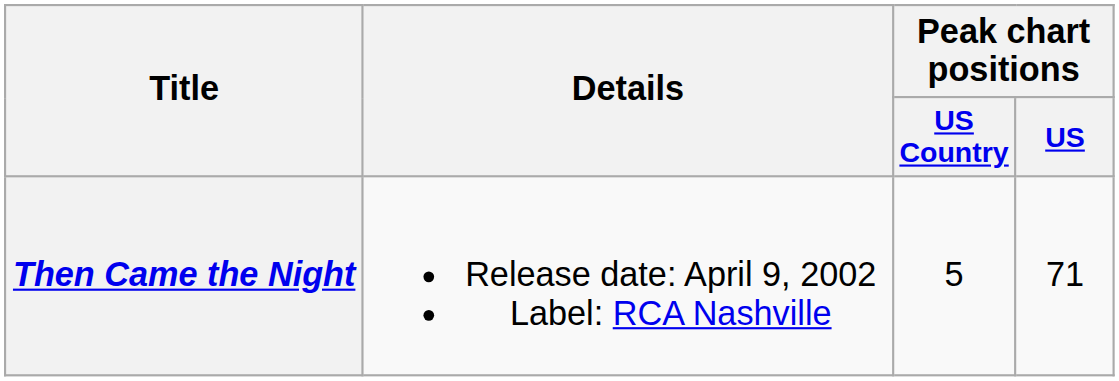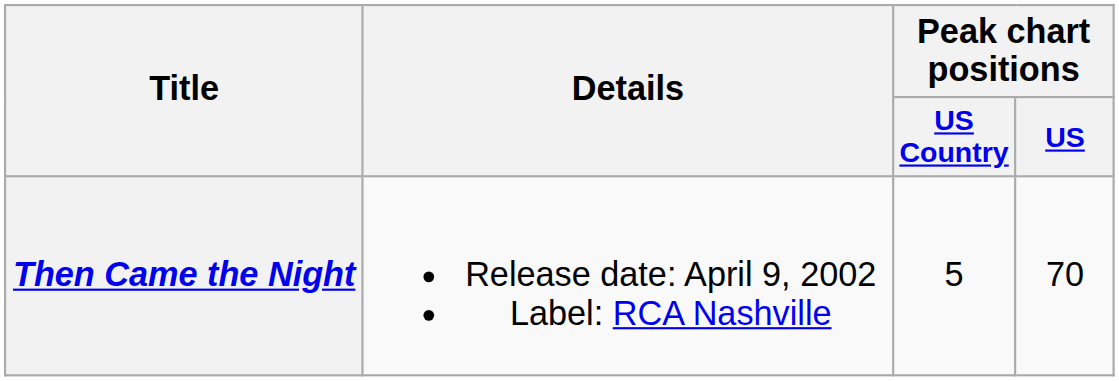(1065, 274) 71 -> (1065, 274) 70
